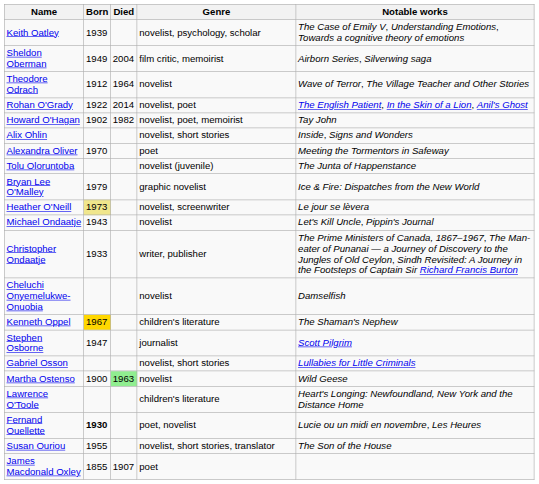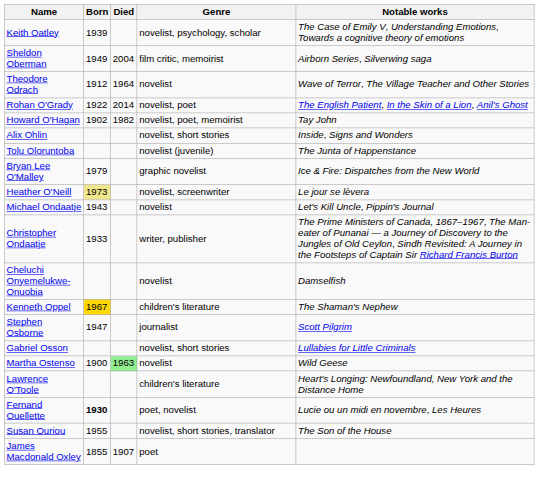- row: (42, 151)
